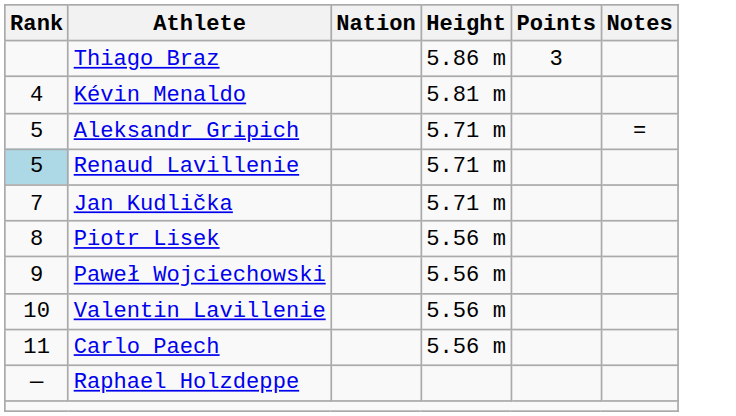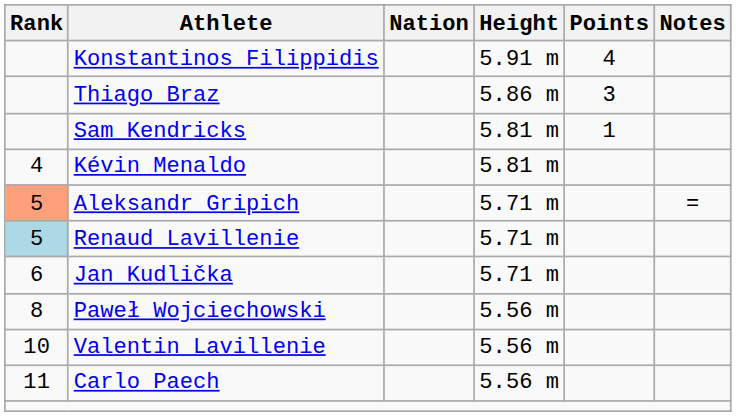+ row: (226, 59)
+ row: (160, 131)
(37, 131) no background -> (37, 203) lightsalmon background
(37, 203) 7 -> (37, 275) 6
- row: (147, 239)
(37, 275) 9 -> (37, 311) 8
- row: (186, 383)
